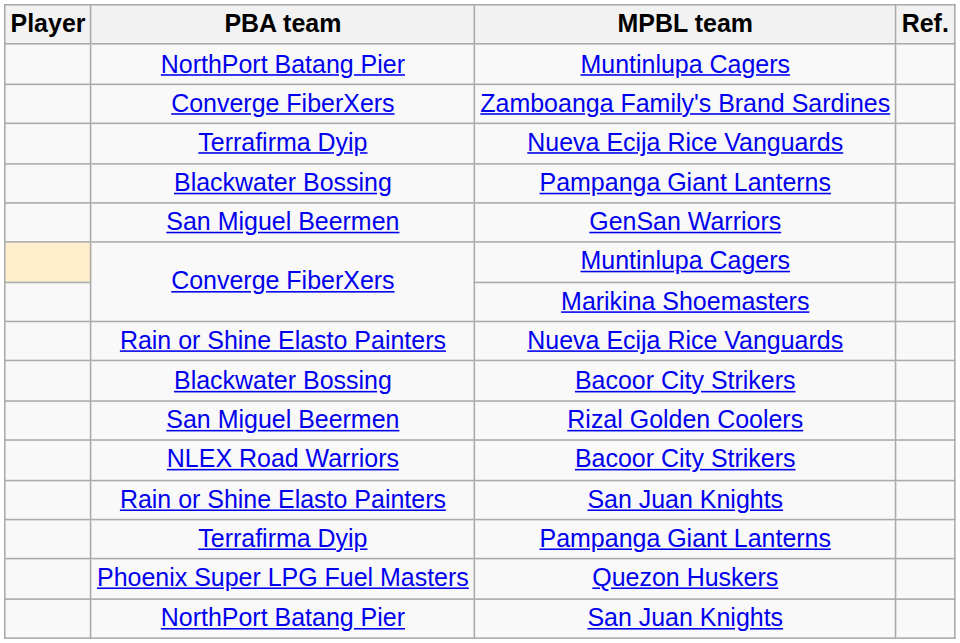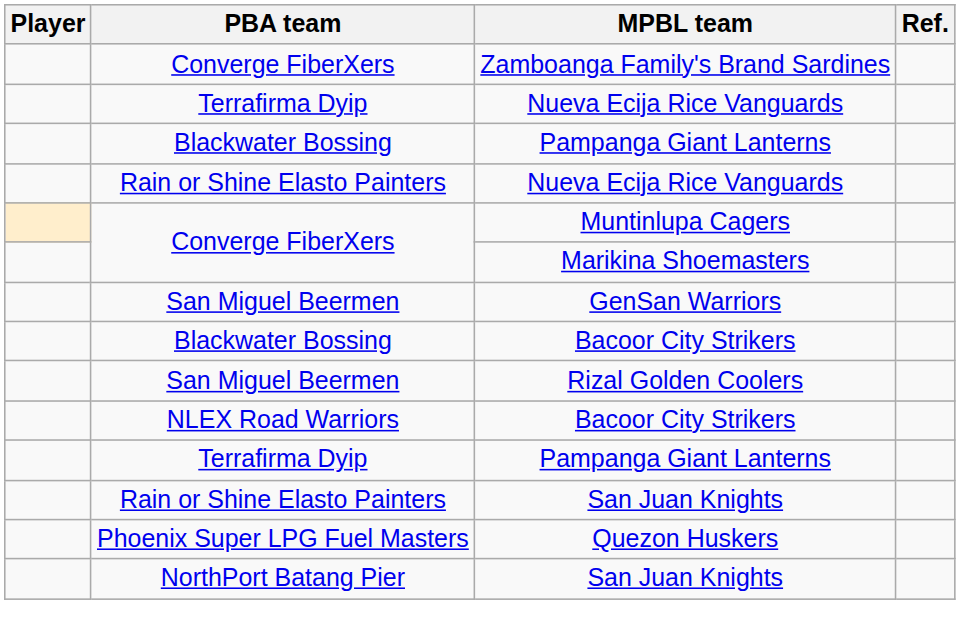- row: (283, 63)
rows swapped: (283, 340) <-> (283, 222)
rows swapped: (283, 499) <-> (283, 538)
